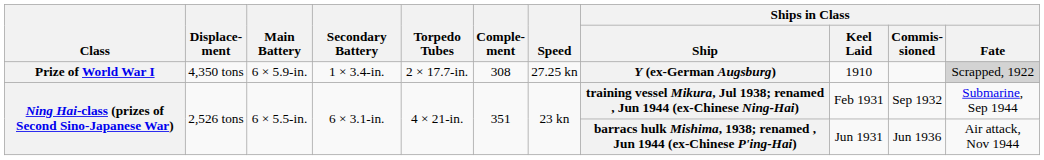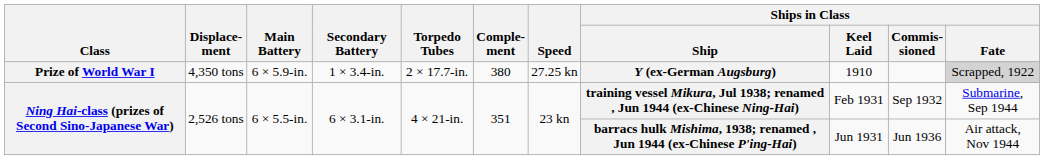(501, 72) 308 -> (501, 72) 380
